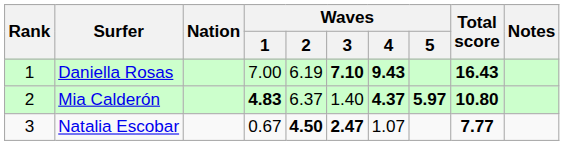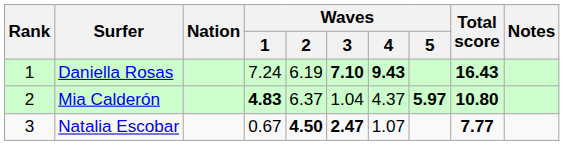(265, 72) 7.00 -> (265, 72) 7.24
(347, 99) 1.40 -> (347, 99) 1.04
(388, 99) bold -> (388, 99) normal
